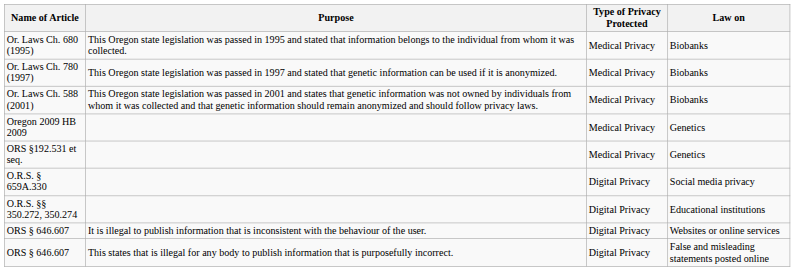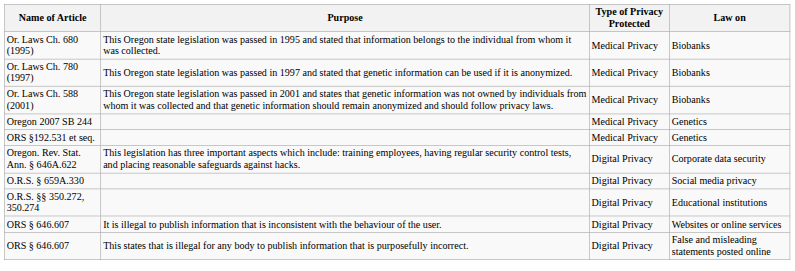+ row: (49, 121)
- row: (41, 127)
+ row: (44, 159)
